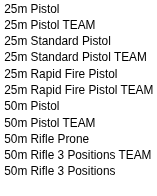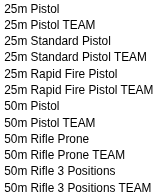+ row: (65, 155)
rows swapped: (60, 171) <-> (78, 155)
